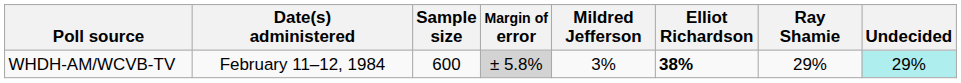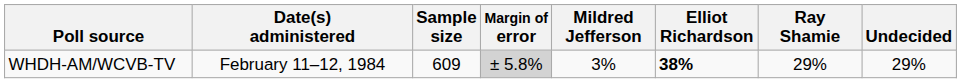(446, 63) 600 -> (446, 63) 609
(909, 63) paleturquoise background -> (909, 63) no background
